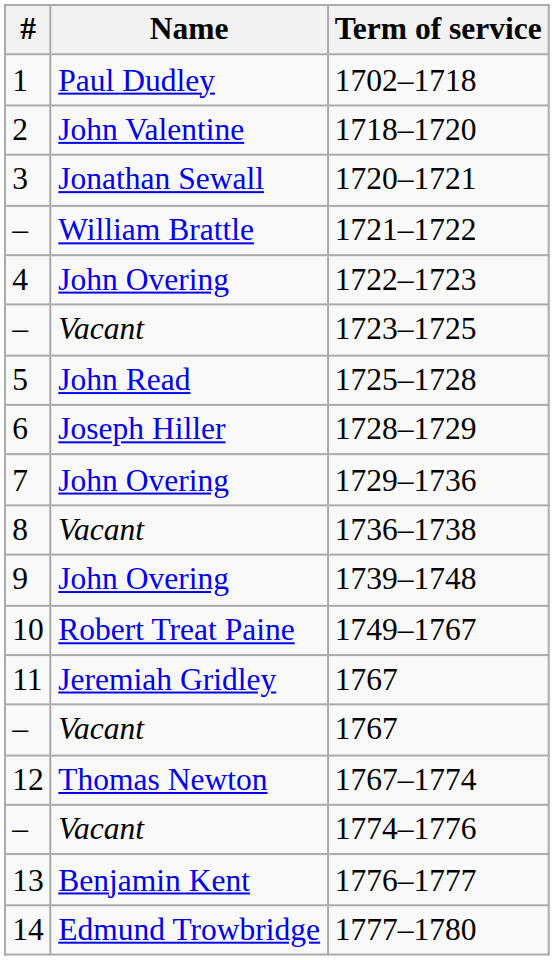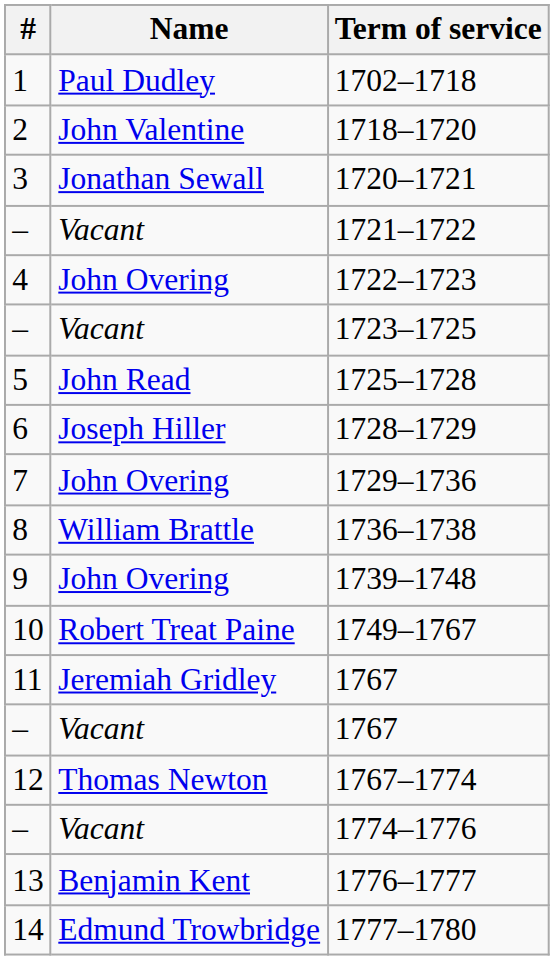(156, 229) William Brattle -> (101, 229) Vacant
(101, 529) Vacant -> (156, 529) William Brattle
